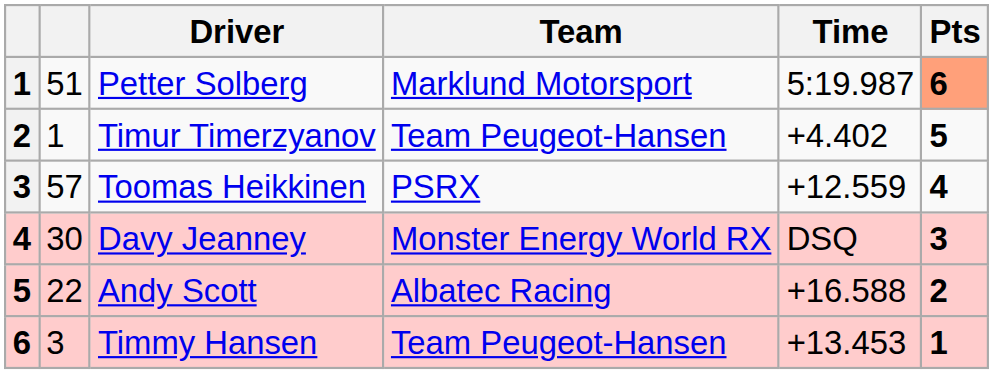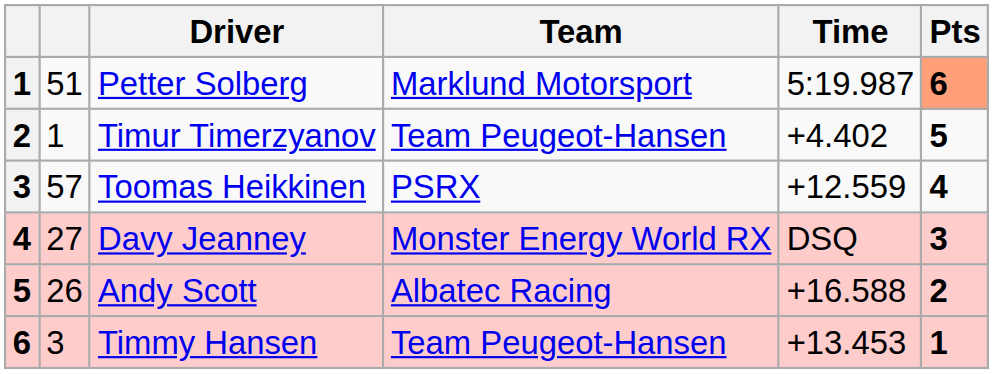(64, 239) 30 -> (64, 239) 27
(64, 291) 22 -> (64, 291) 26
